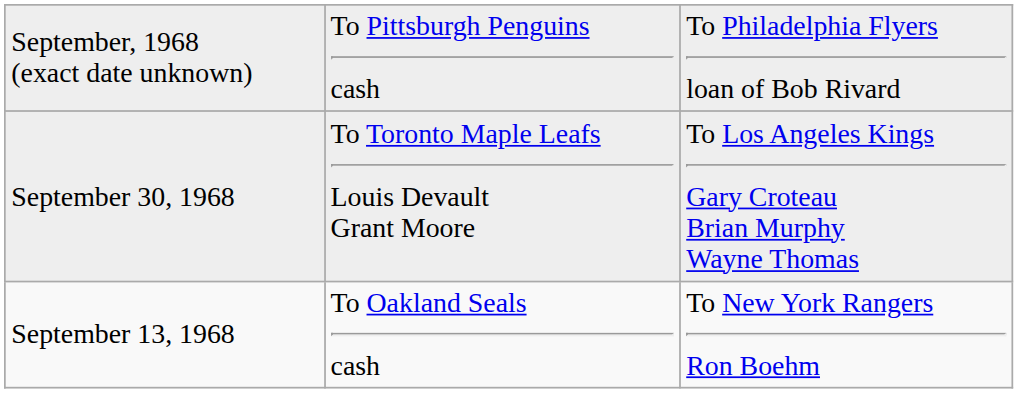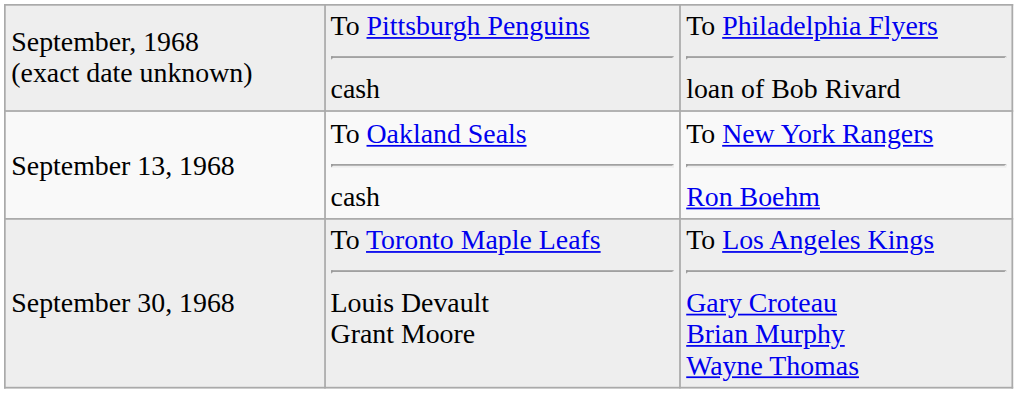rows swapped: (123, 334) <-> (123, 196)
